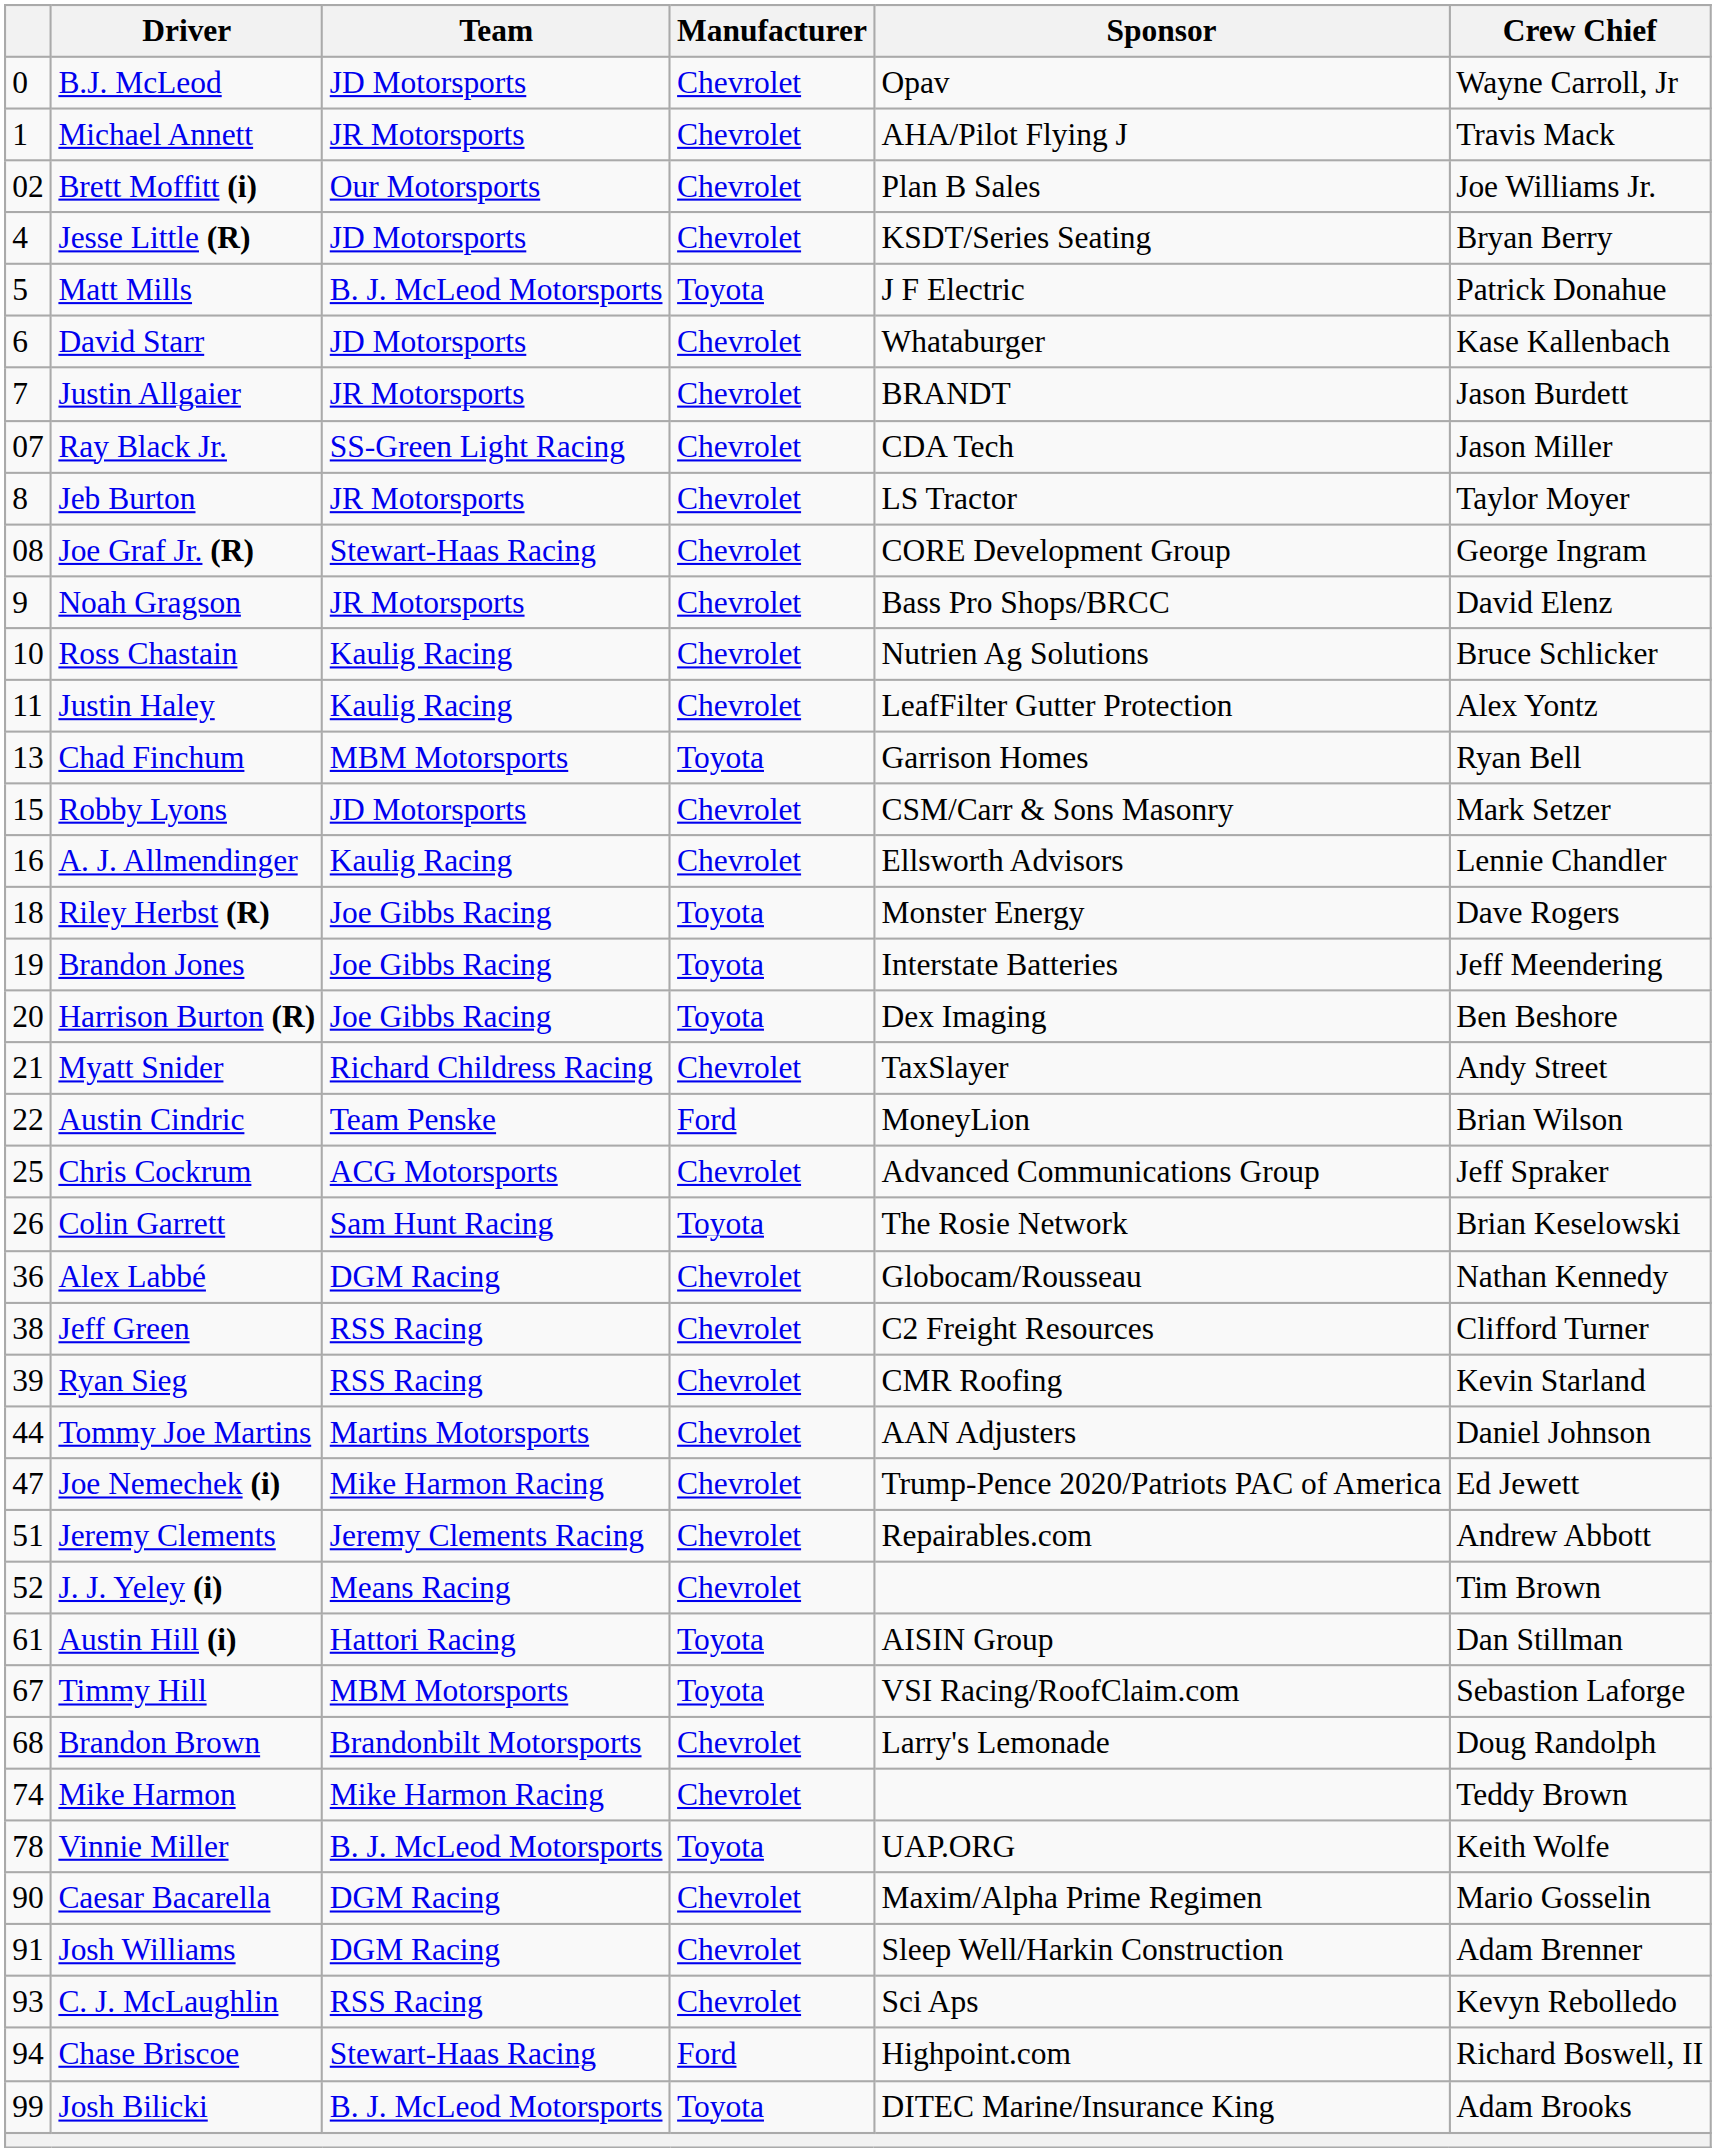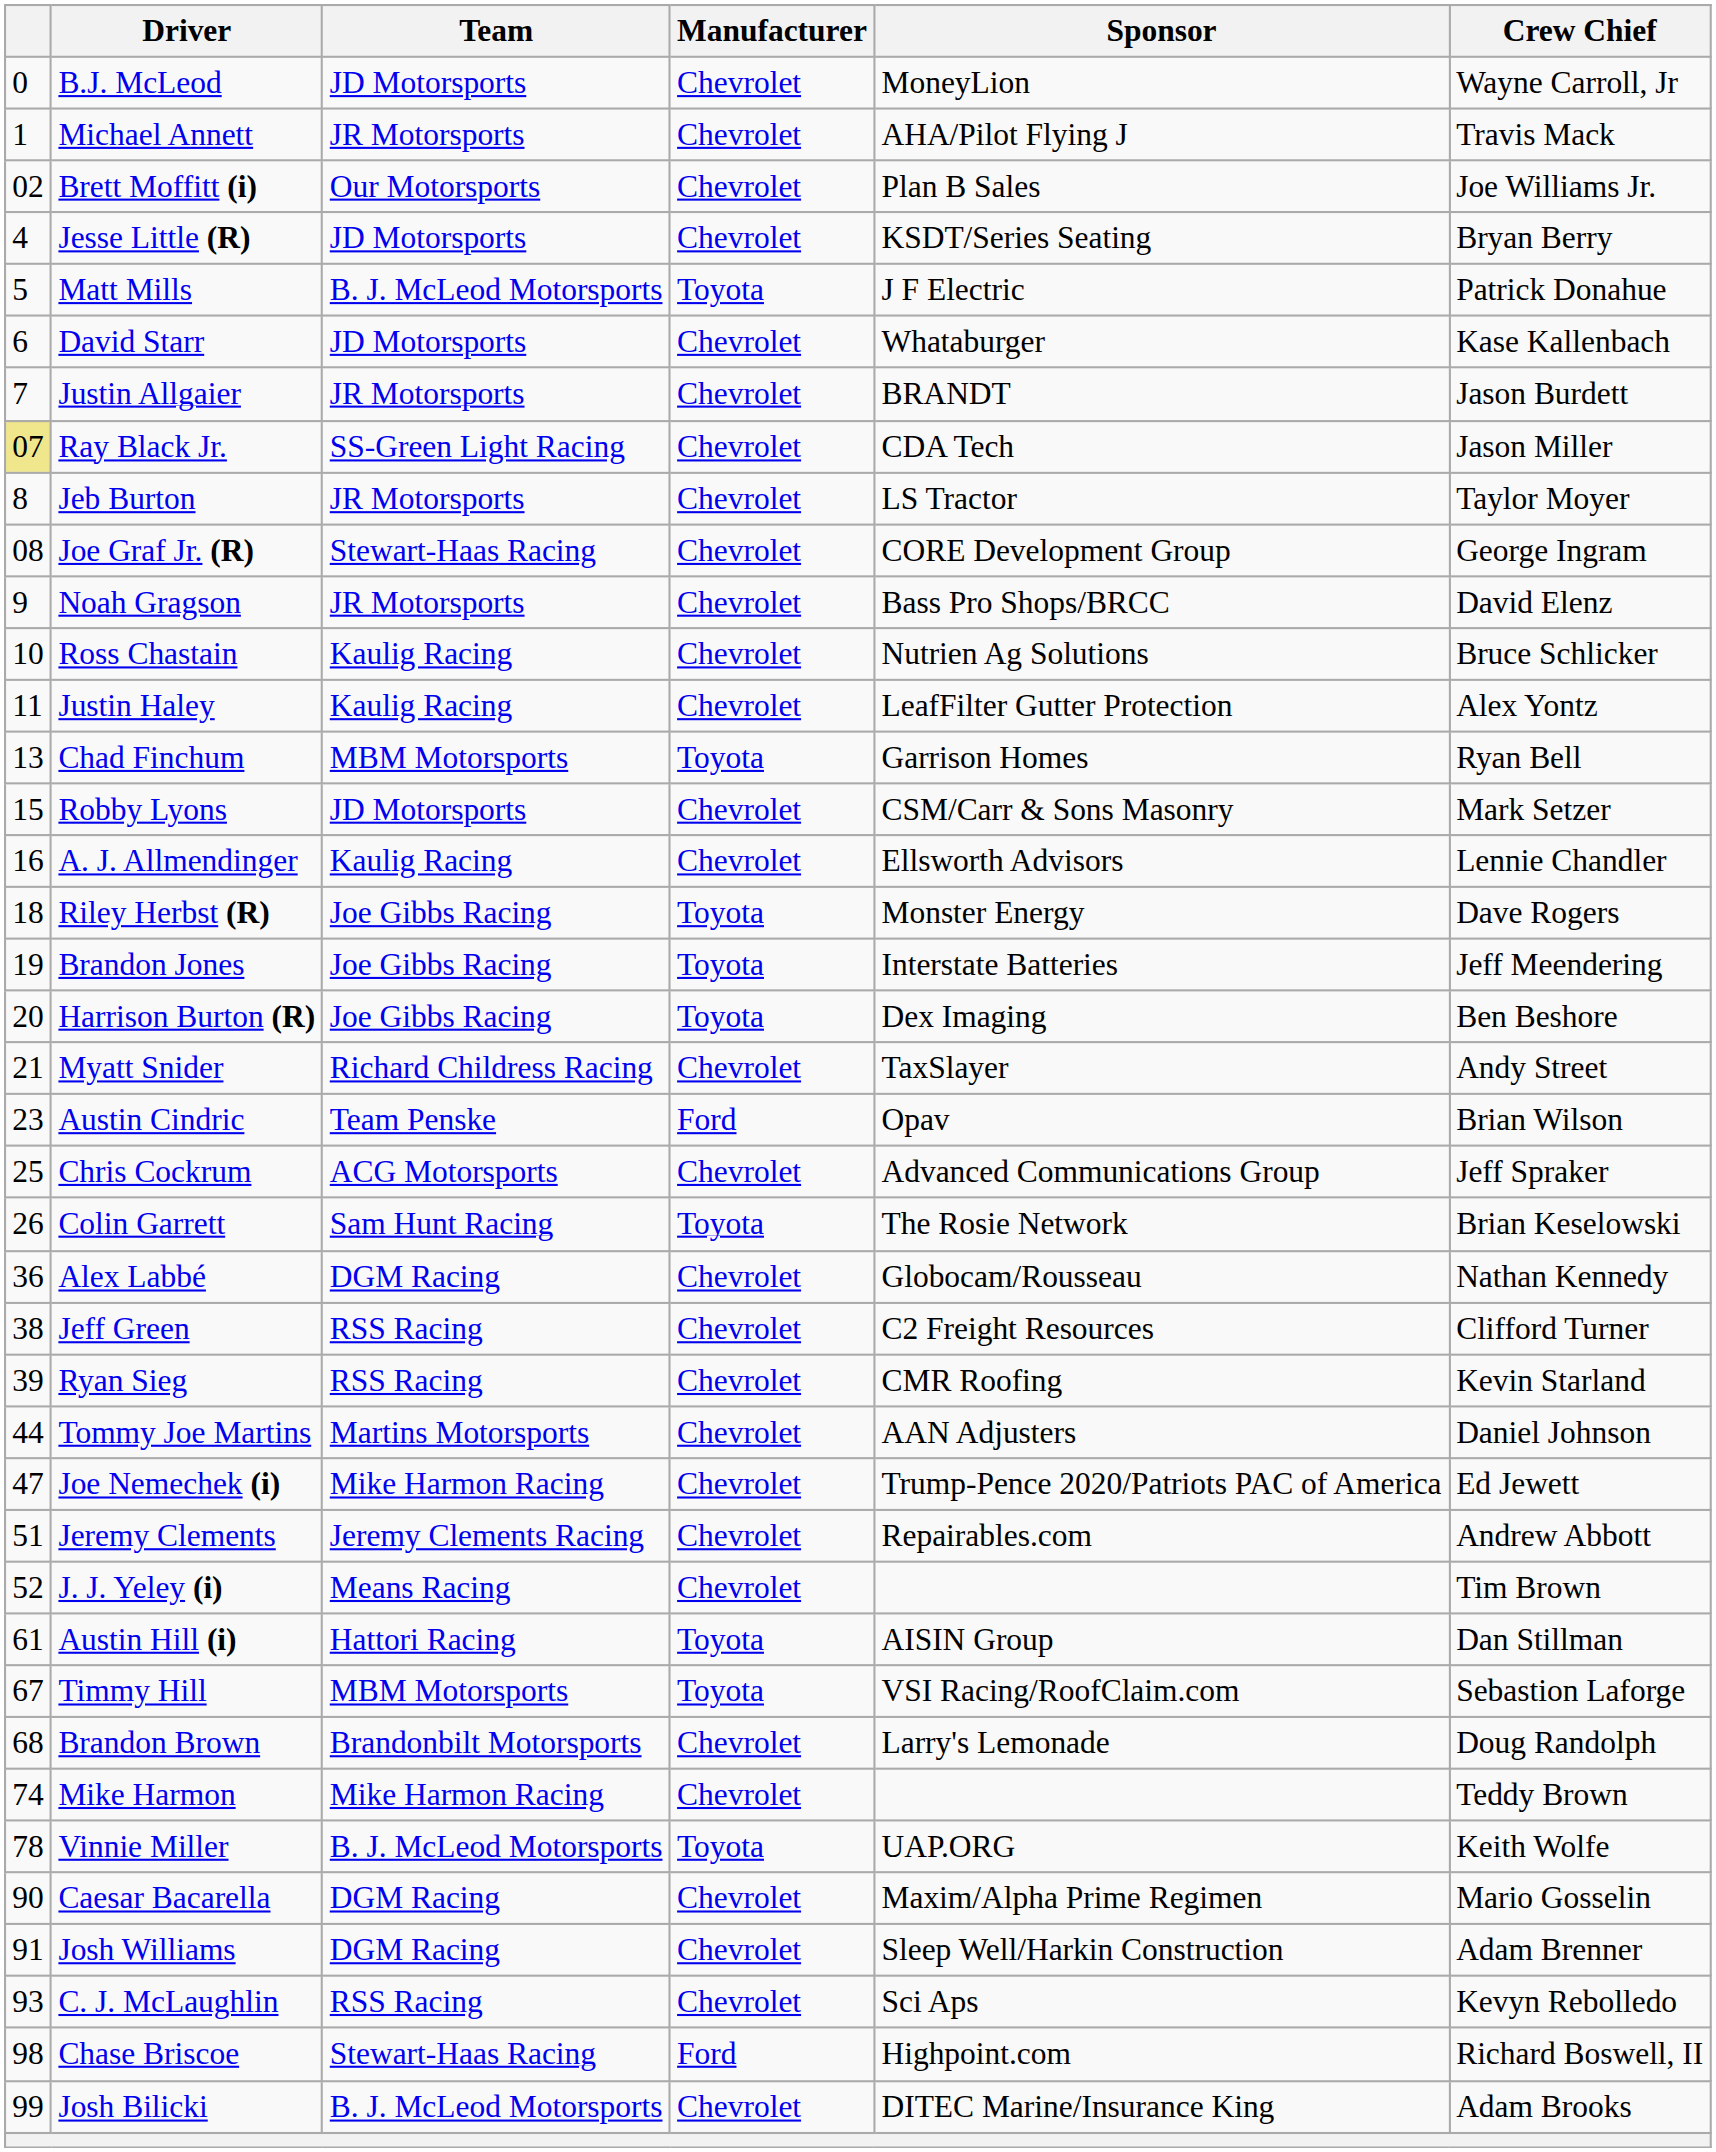(916, 82) Opav -> (956, 82) MoneyLion
(28, 445) no background -> (28, 445) khaki background
(28, 1120) 22 -> (28, 1120) 23
(956, 1120) MoneyLion -> (916, 1120) Opav
(28, 2053) 94 -> (28, 2053) 98
(721, 2105) Toyota -> (739, 2105) Chevrolet
